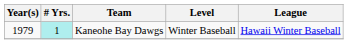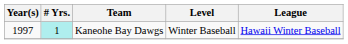(23, 30) 1979 -> (23, 30) 1997
